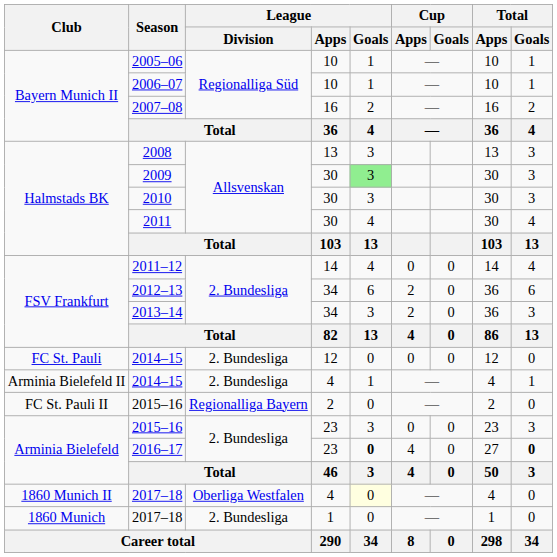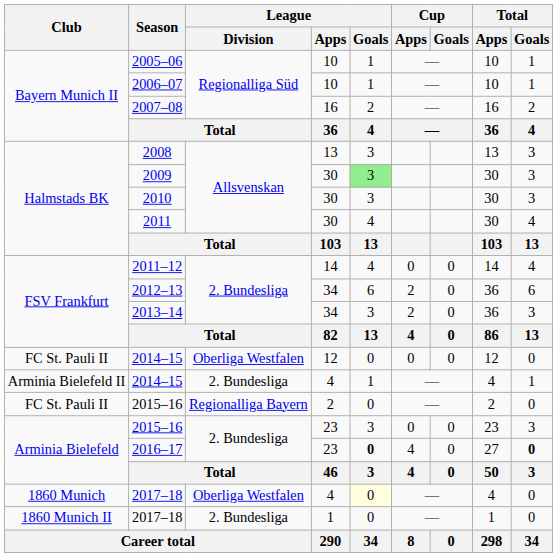(67, 358) FC St. Pauli -> (67, 358) FC St. Pauli II
(248, 358) 2. Bundesliga -> (248, 358) Oberliga Westfalen
(67, 495) 1860 Munich II -> (67, 495) 1860 Munich
(67, 518) 1860 Munich -> (67, 518) 1860 Munich II
